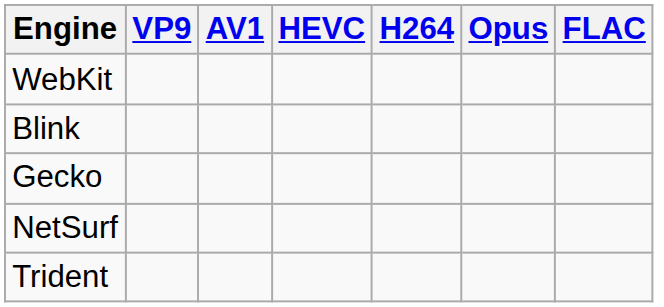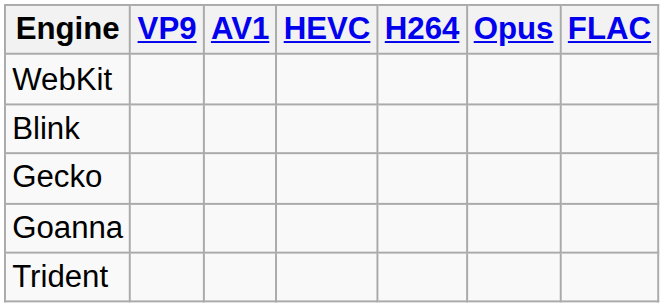+ row: (68, 227)
- row: (65, 227)
